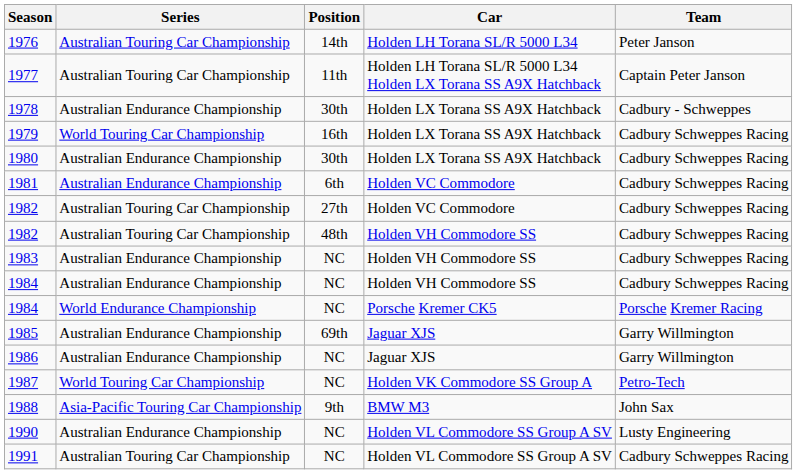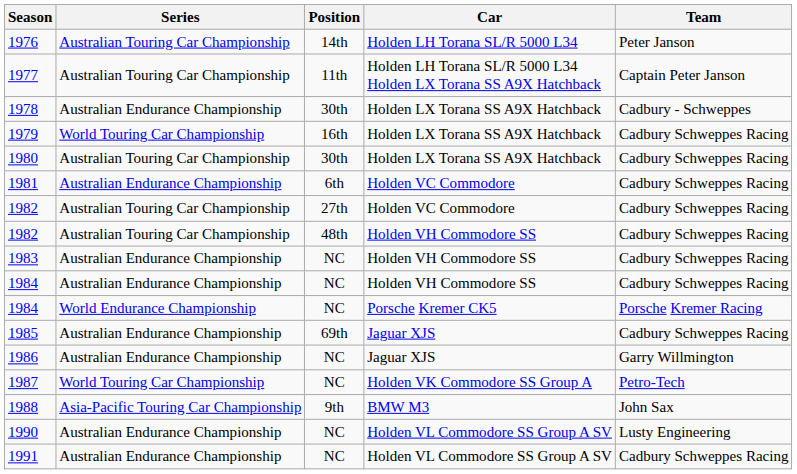(170, 158) Australian Endurance Championship -> (174, 158) Australian Touring Car Championship
(676, 332) Garry Willmington -> (704, 332) Cadbury Schweppes Racing
(174, 456) Australian Touring Car Championship -> (170, 456) Australian Endurance Championship
